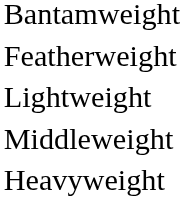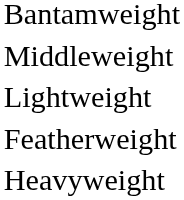rows swapped: (90, 55) <-> (88, 138)
